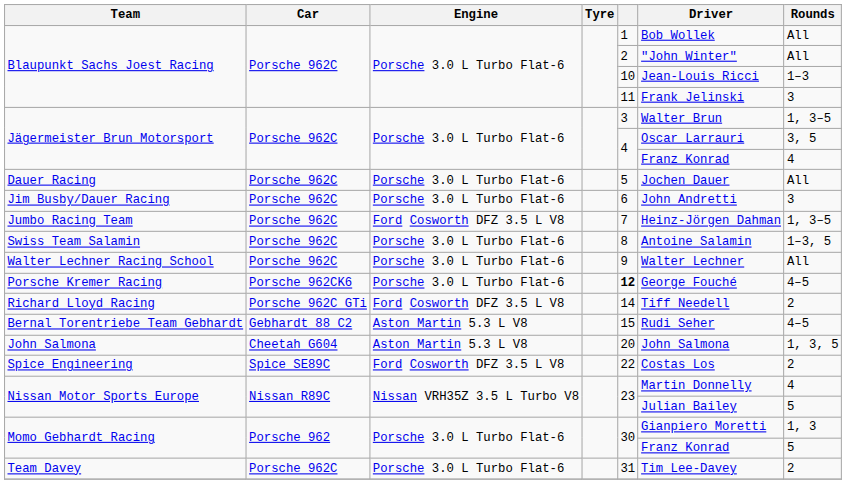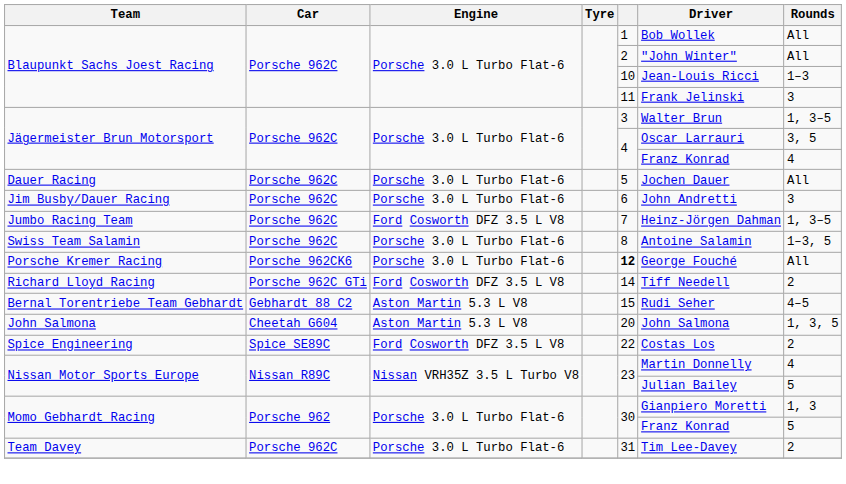- row: (111, 262)
(798, 283) 4–5 -> (798, 262) All
